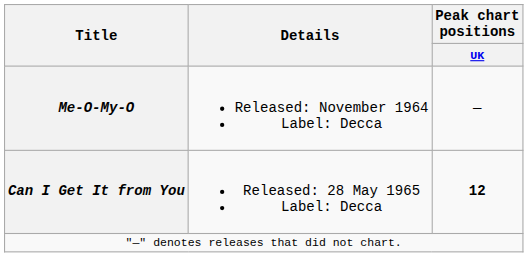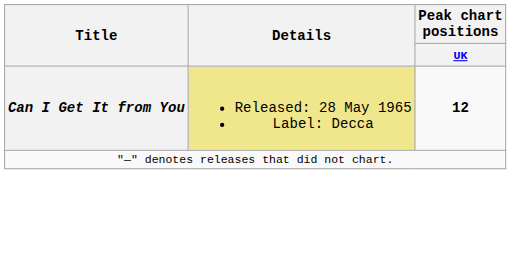- row: (96, 108)
(310, 200) no background -> (302, 116) khaki background
